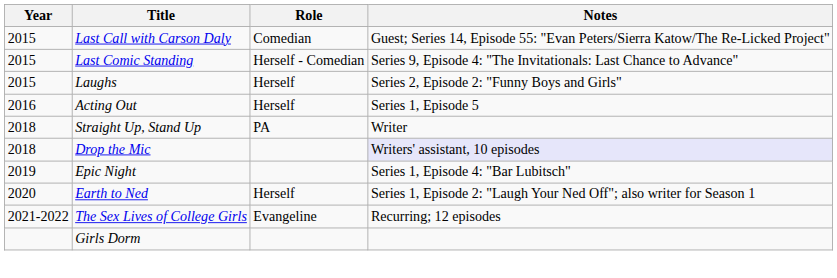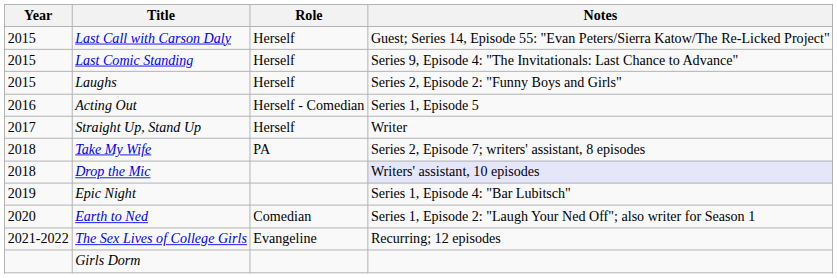(282, 37) Comedian -> (274, 37) Herself
(309, 60) Herself - Comedian -> (274, 60) Herself
(274, 104) Herself -> (309, 104) Herself - Comedian
(22, 127) 2018 -> (22, 127) 2017
(262, 127) PA -> (274, 127) Herself
+ row: (113, 149)
(274, 194) Herself -> (282, 216) Comedian
